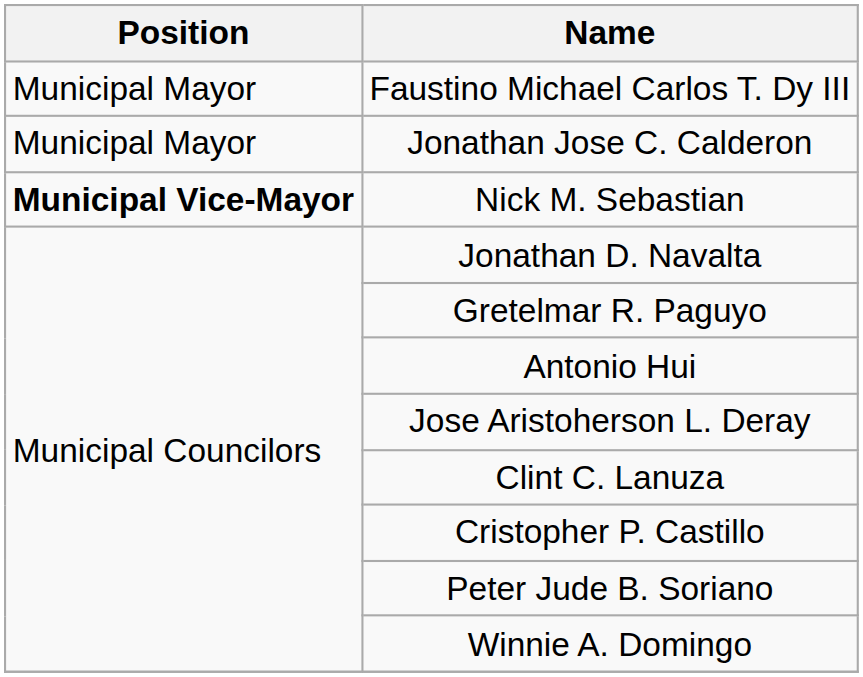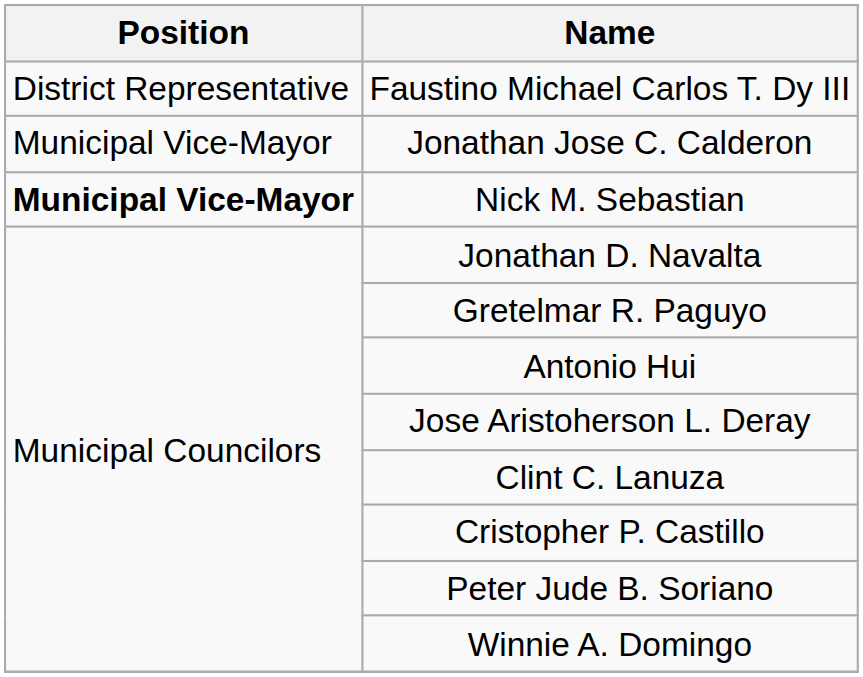(134, 88) Municipal Mayor -> (181, 88) District Representative
(134, 144) Municipal Mayor -> (172, 144) Municipal Vice-Mayor
